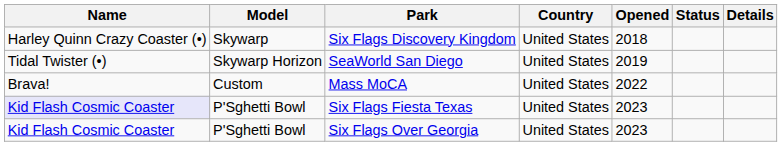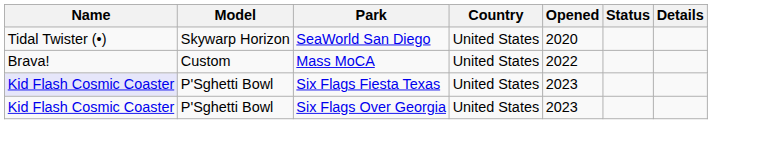- row: (422, 38)
(632, 61) 2019 -> (562, 38) 2020
